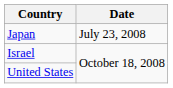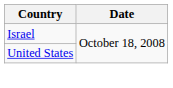- row: (21, 33)
